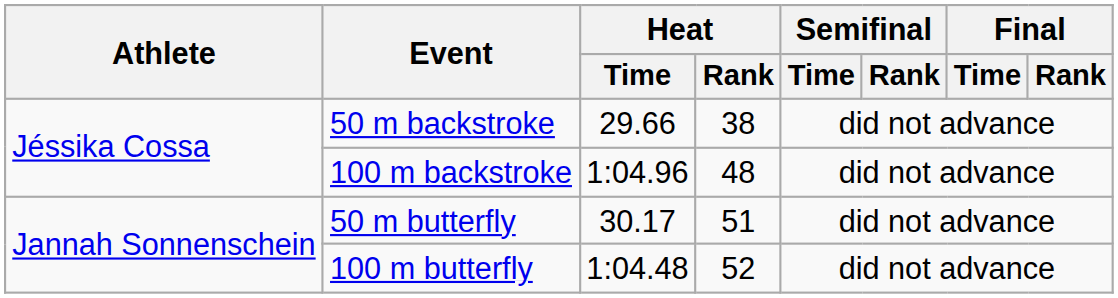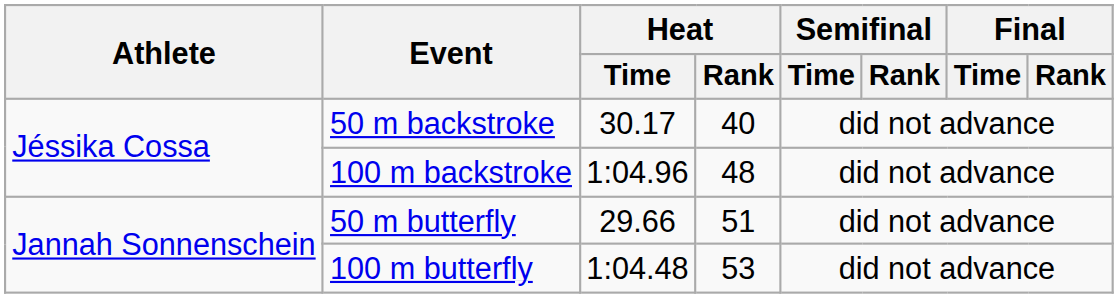(637, 124) 29.66 -> (637, 124) 30.17
(738, 124) 38 -> (738, 124) 40
(637, 221) 30.17 -> (637, 221) 29.66
(738, 269) 52 -> (738, 269) 53
